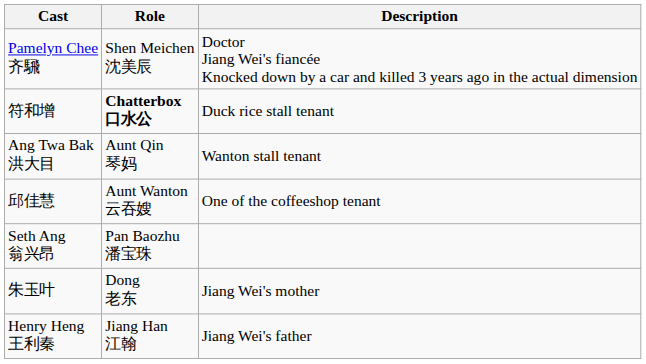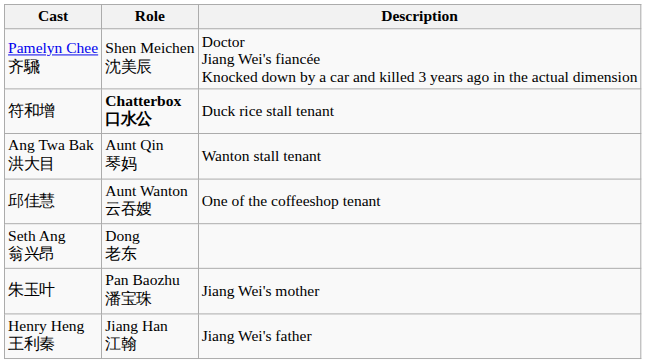(143, 245) Pan Baozhu 潘宝珠 -> (123, 245) Dong 老东
(123, 290) Dong 老东 -> (143, 290) Pan Baozhu 潘宝珠
